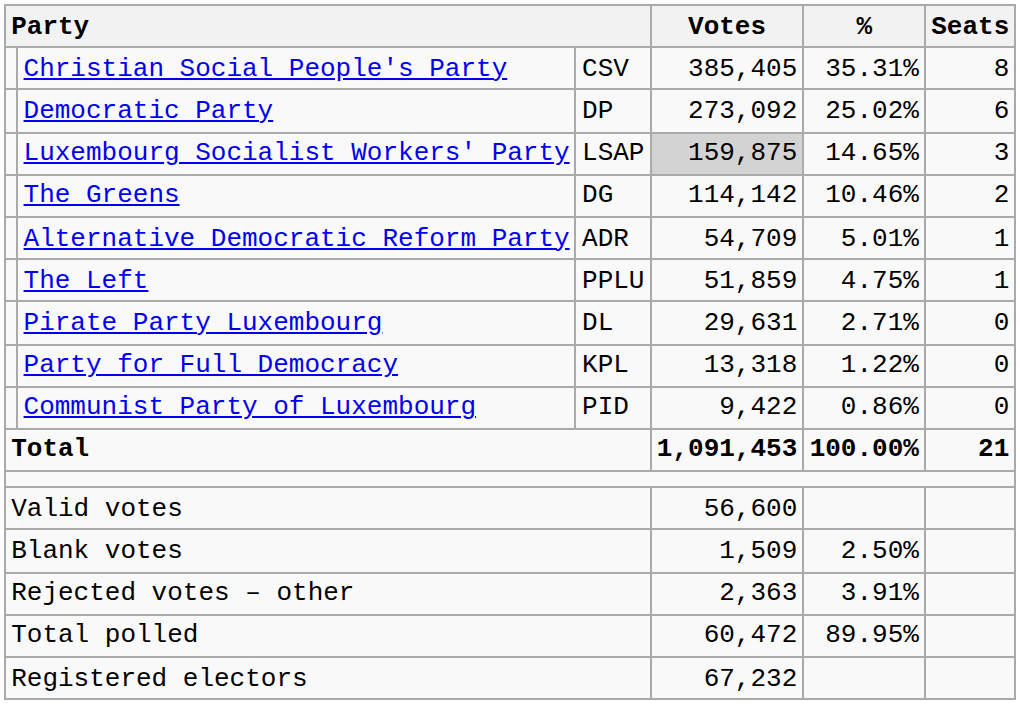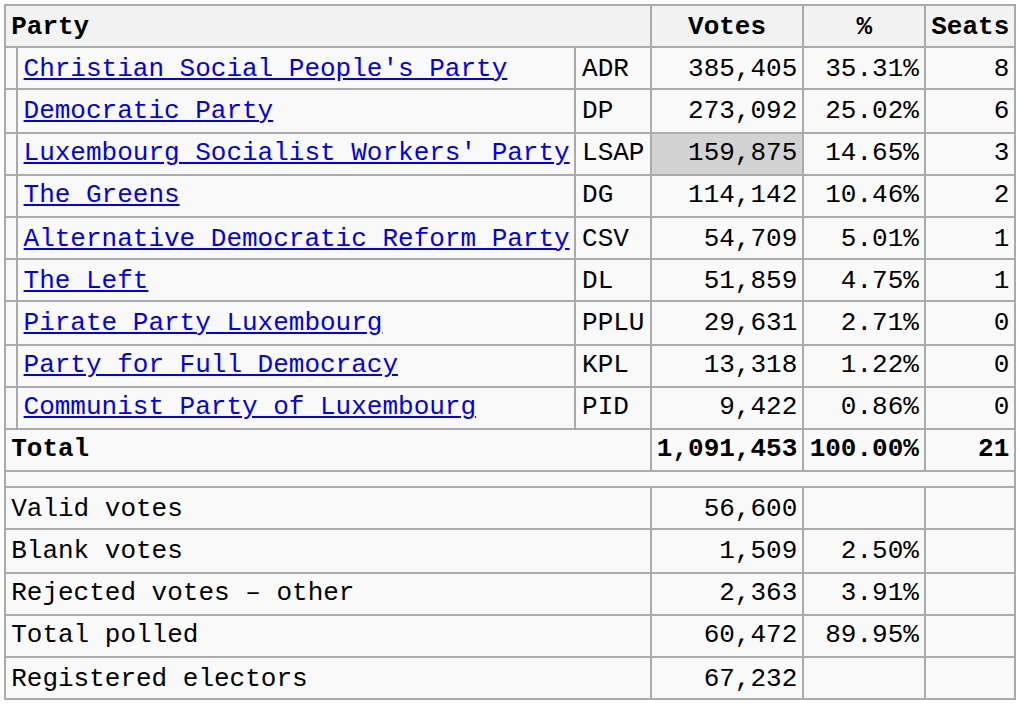(605, 69) CSV -> (605, 69) ADR
(605, 238) ADR -> (605, 238) CSV
(613, 280) PPLU -> (598, 280) DL
(598, 323) DL -> (613, 323) PPLU
